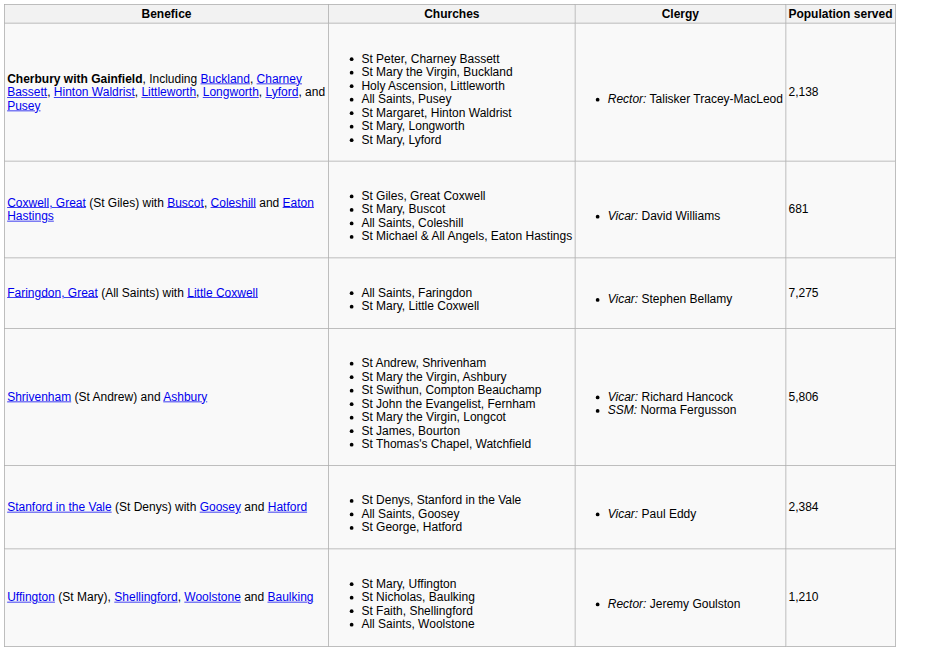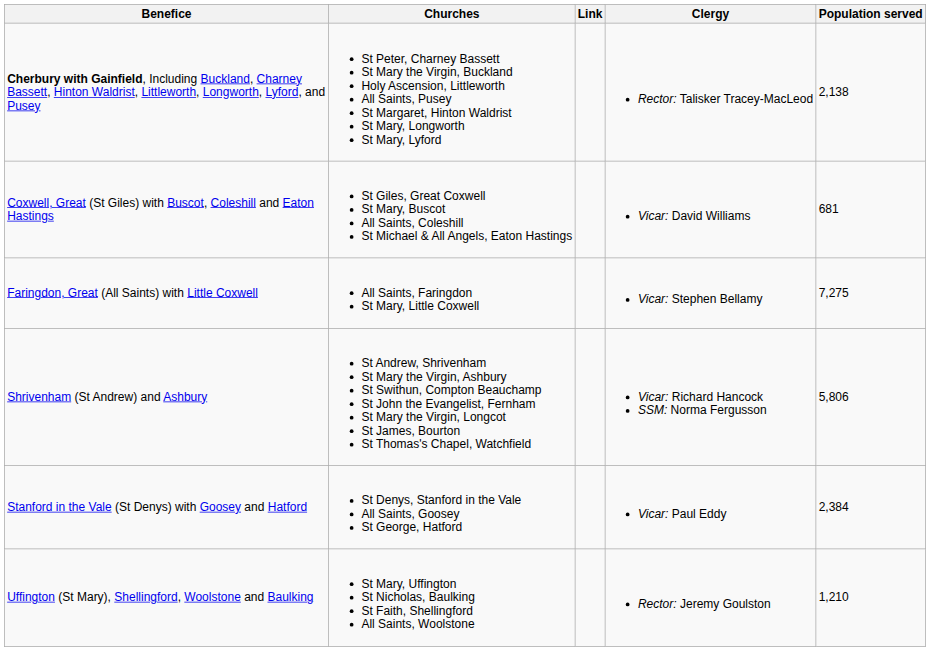+ column: (590, 14)
